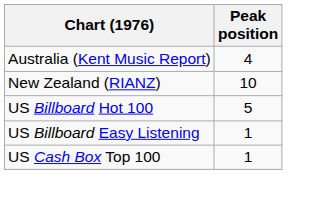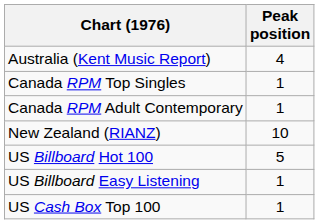+ row: (97, 83)
+ row: (125, 108)
